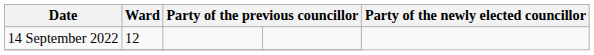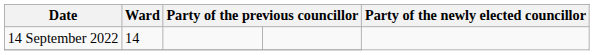(132, 38) 12 -> (132, 38) 14
